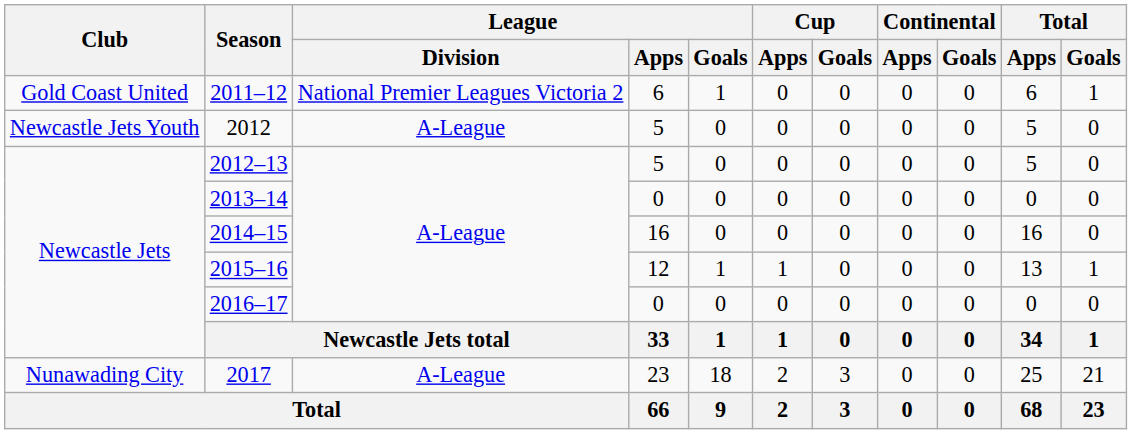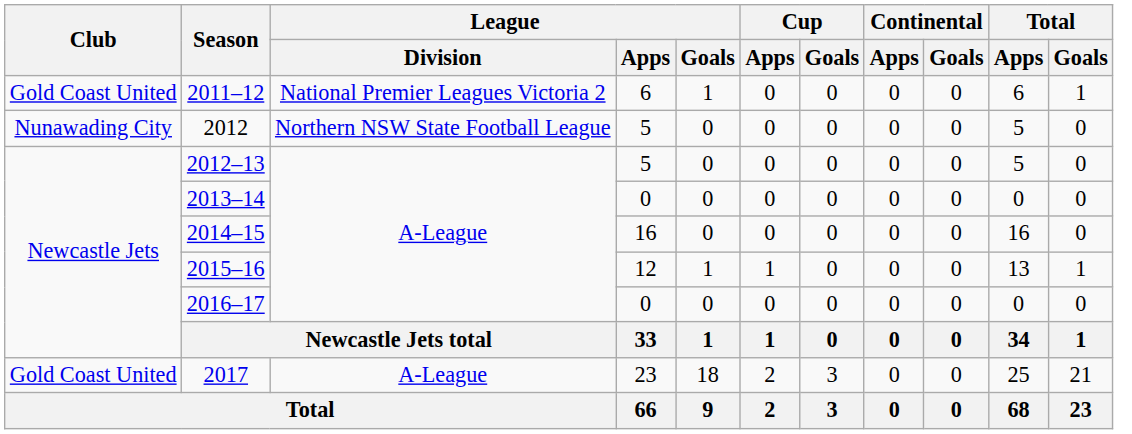(105, 127) Newcastle Jets Youth -> (93, 127) Nunawading City
(461, 127) A-League -> (443, 127) Northern NSW State Football League
(105, 374) Nunawading City -> (93, 374) Gold Coast United
